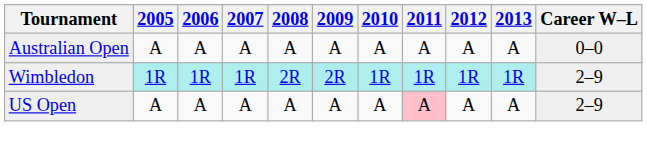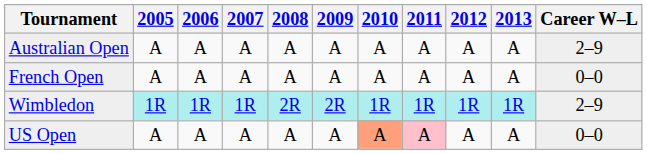(589, 47) 0–0 -> (589, 47) 2–9
+ row: (56, 76)
(380, 105) no background -> (380, 134) lightsalmon background
(589, 105) 2–9 -> (589, 134) 0–0
